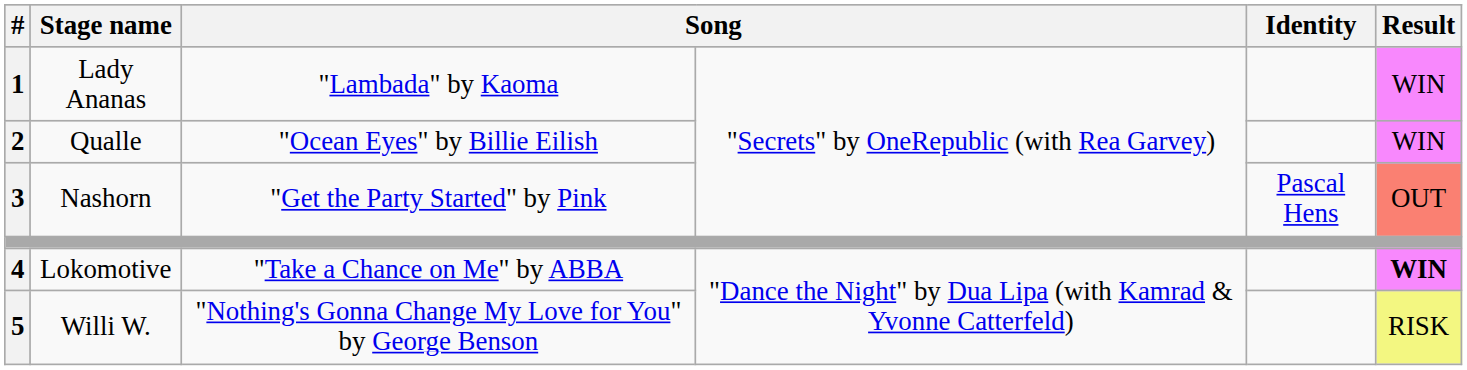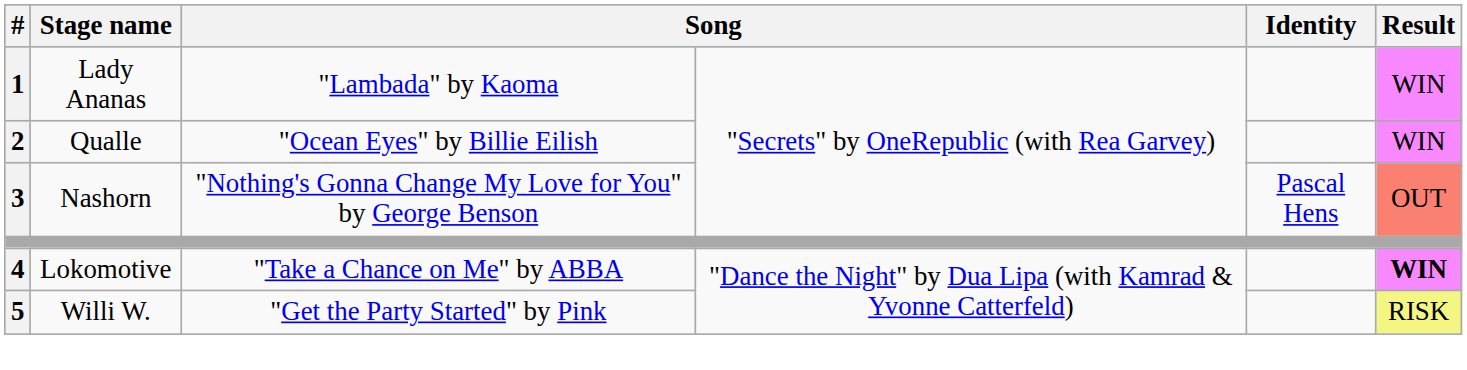(438, 199) "Get the Party Started" by Pink -> (438, 199) "Nothing's Gonna Change My Love for You" by George Benson
(438, 326) "Nothing's Gonna Change My Love for You" by George Benson -> (438, 311) "Get the Party Started" by Pink
